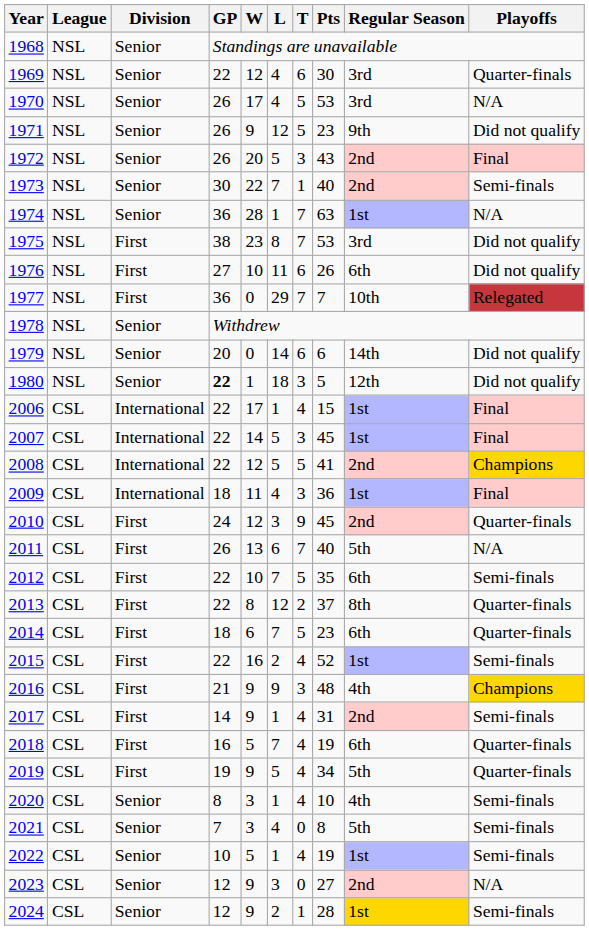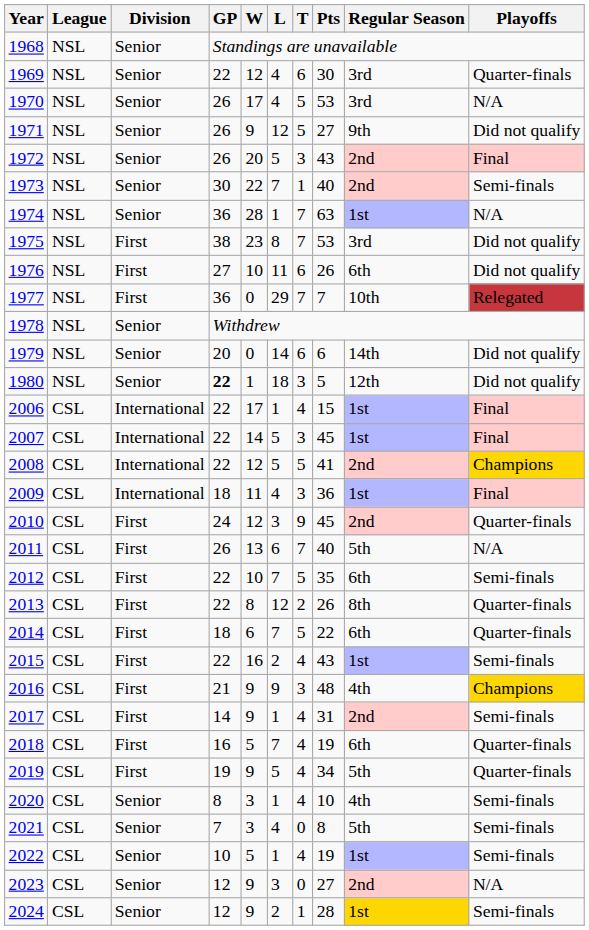(325, 130) 23 -> (325, 130) 27
(325, 604) 37 -> (325, 604) 26
(325, 632) 23 -> (325, 632) 22
(325, 660) 52 -> (325, 660) 43
